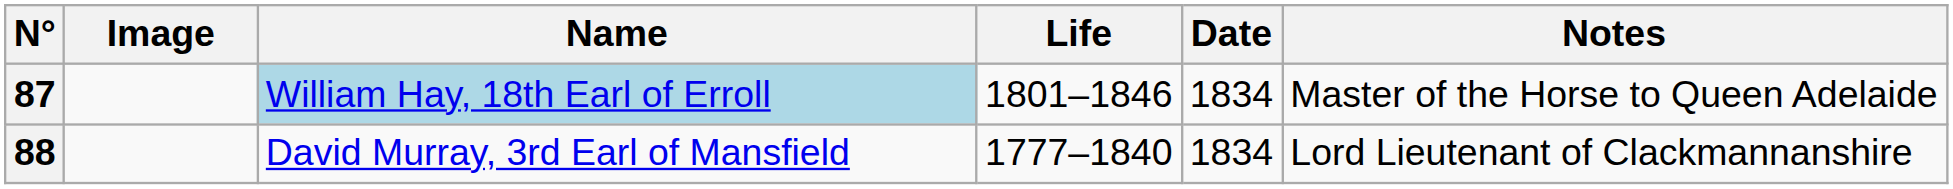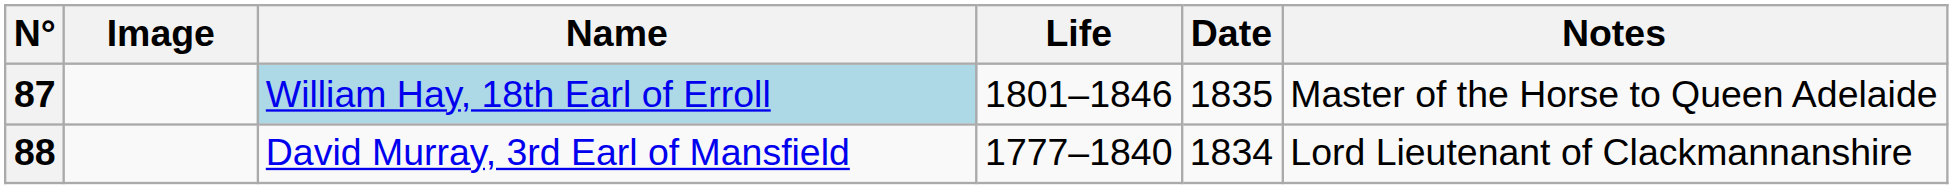(1231, 93) 1834 -> (1231, 93) 1835
